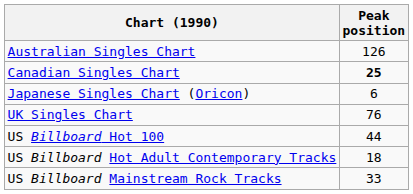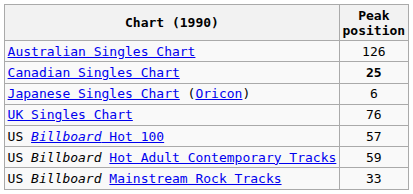(374, 136) 44 -> (374, 136) 57
(374, 157) 18 -> (374, 157) 59
